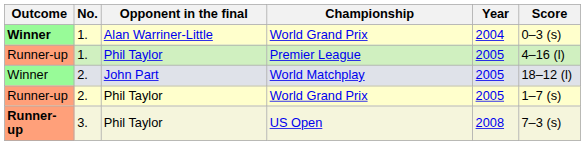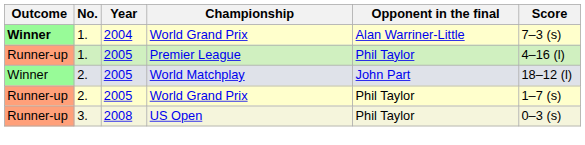columns swapped: (496, 14) <-> (184, 14)
(541, 34) 0–3 (s) -> (541, 34) 7–3 (s)
(32, 123) bold -> (38, 116) normal
(541, 123) 7–3 (s) -> (541, 116) 0–3 (s)
